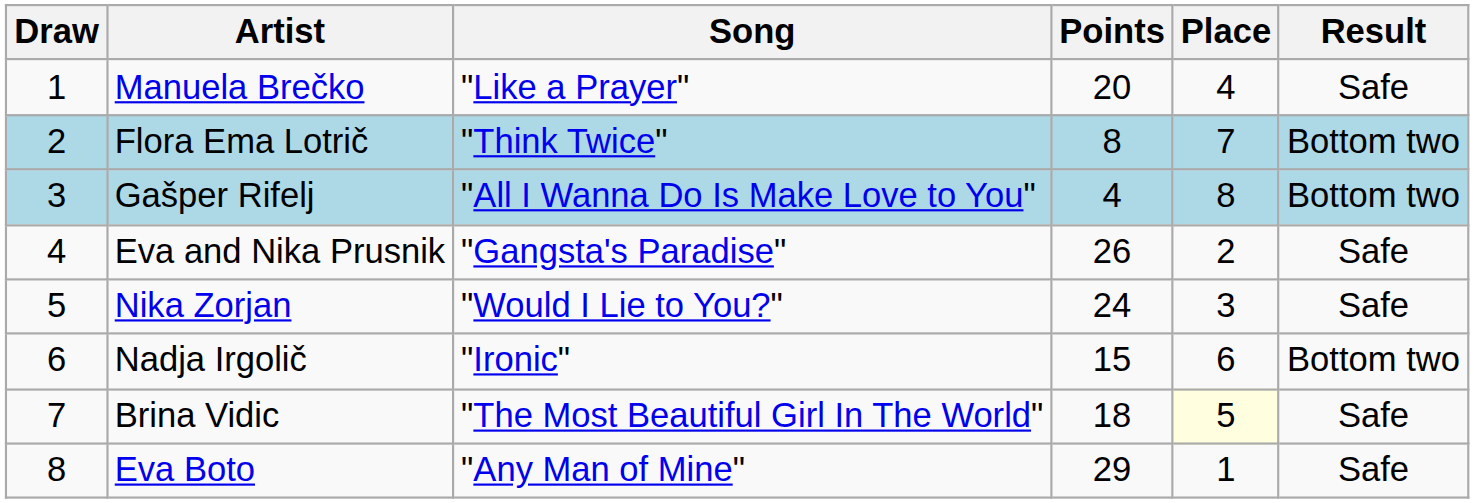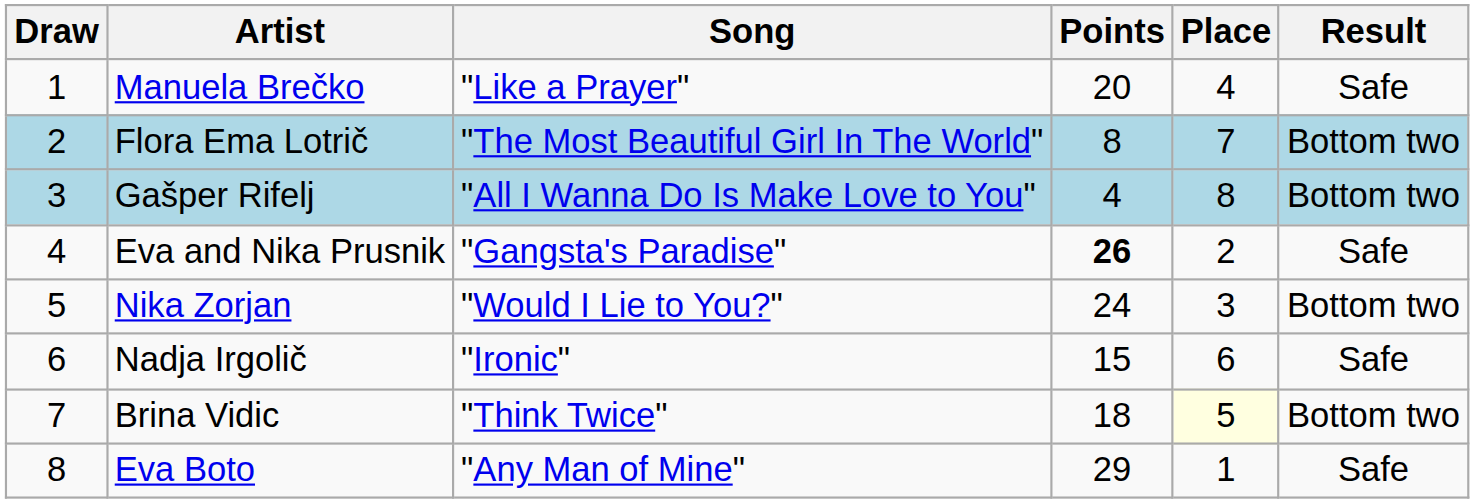(564, 141) "Think Twice" -> (752, 141) "The Most Beautiful Girl In The World"
(1112, 251) normal -> (1112, 251) bold
(1373, 305) Safe -> (1373, 305) Bottom two
(1373, 360) Bottom two -> (1373, 360) Safe
(752, 415) "The Most Beautiful Girl In The World" -> (564, 415) "Think Twice"
(1373, 415) Safe -> (1373, 415) Bottom two
